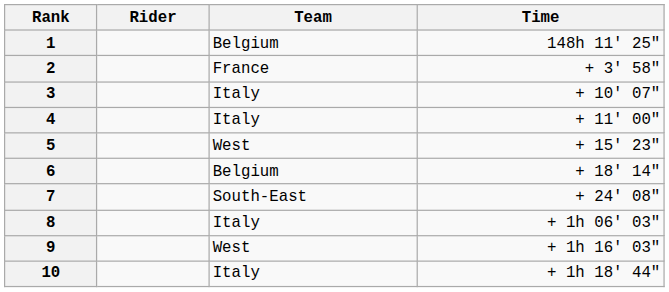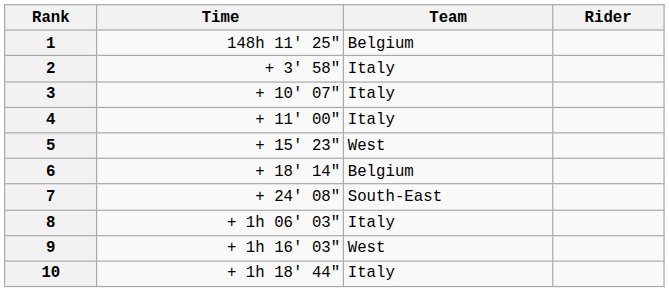columns swapped: (153, 17) <-> (541, 17)
(241, 69) France -> (371, 69) Italy
